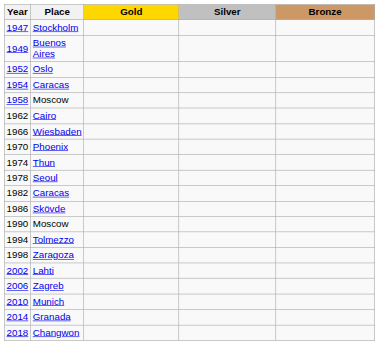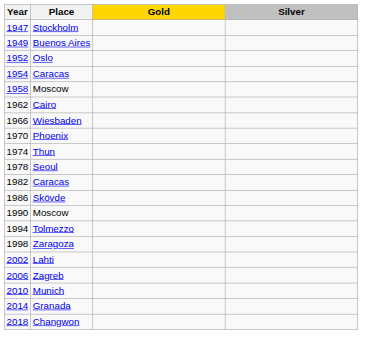- column: (325, 12)
